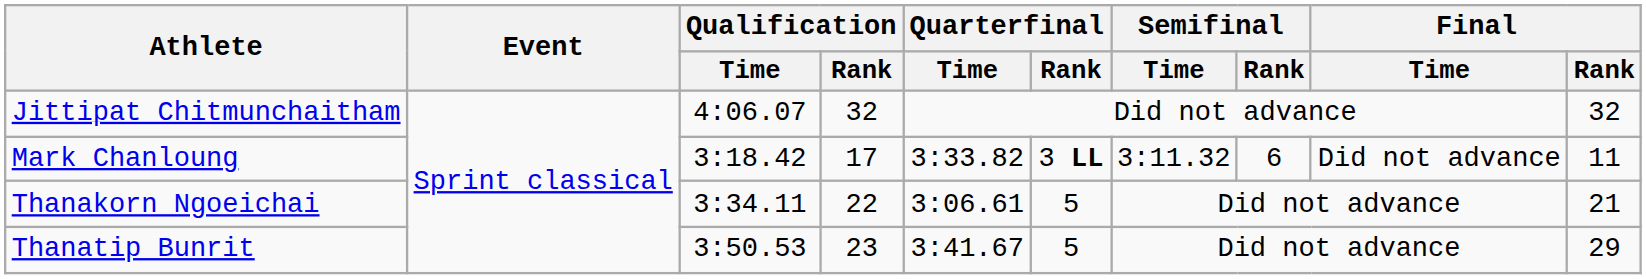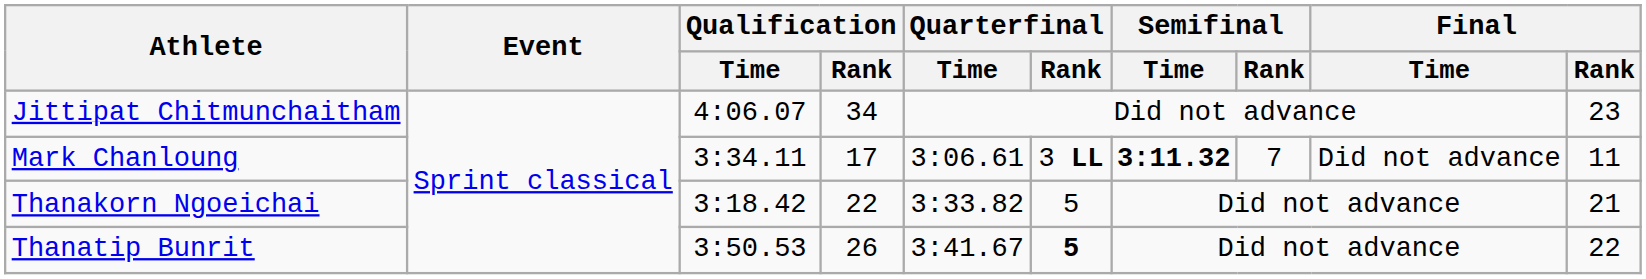(862, 113) 32 -> (862, 113) 34
(1604, 113) 32 -> (1604, 113) 23
(750, 159) 3:18.42 -> (750, 159) 3:34.11
(967, 159) 3:33.82 -> (967, 159) 3:06.61
(1174, 159) normal -> (1174, 159) bold
(1274, 159) 6 -> (1274, 159) 7
(750, 204) 3:34.11 -> (750, 204) 3:18.42
(967, 204) 3:06.61 -> (967, 204) 3:33.82
(862, 249) 23 -> (862, 249) 26
(1071, 249) normal -> (1071, 249) bold
(1604, 249) 29 -> (1604, 249) 22
